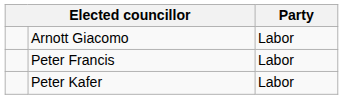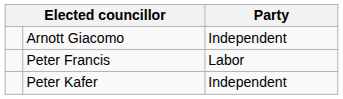(276, 38) Labor -> (247, 38) Independent
(276, 82) Labor -> (247, 82) Independent
